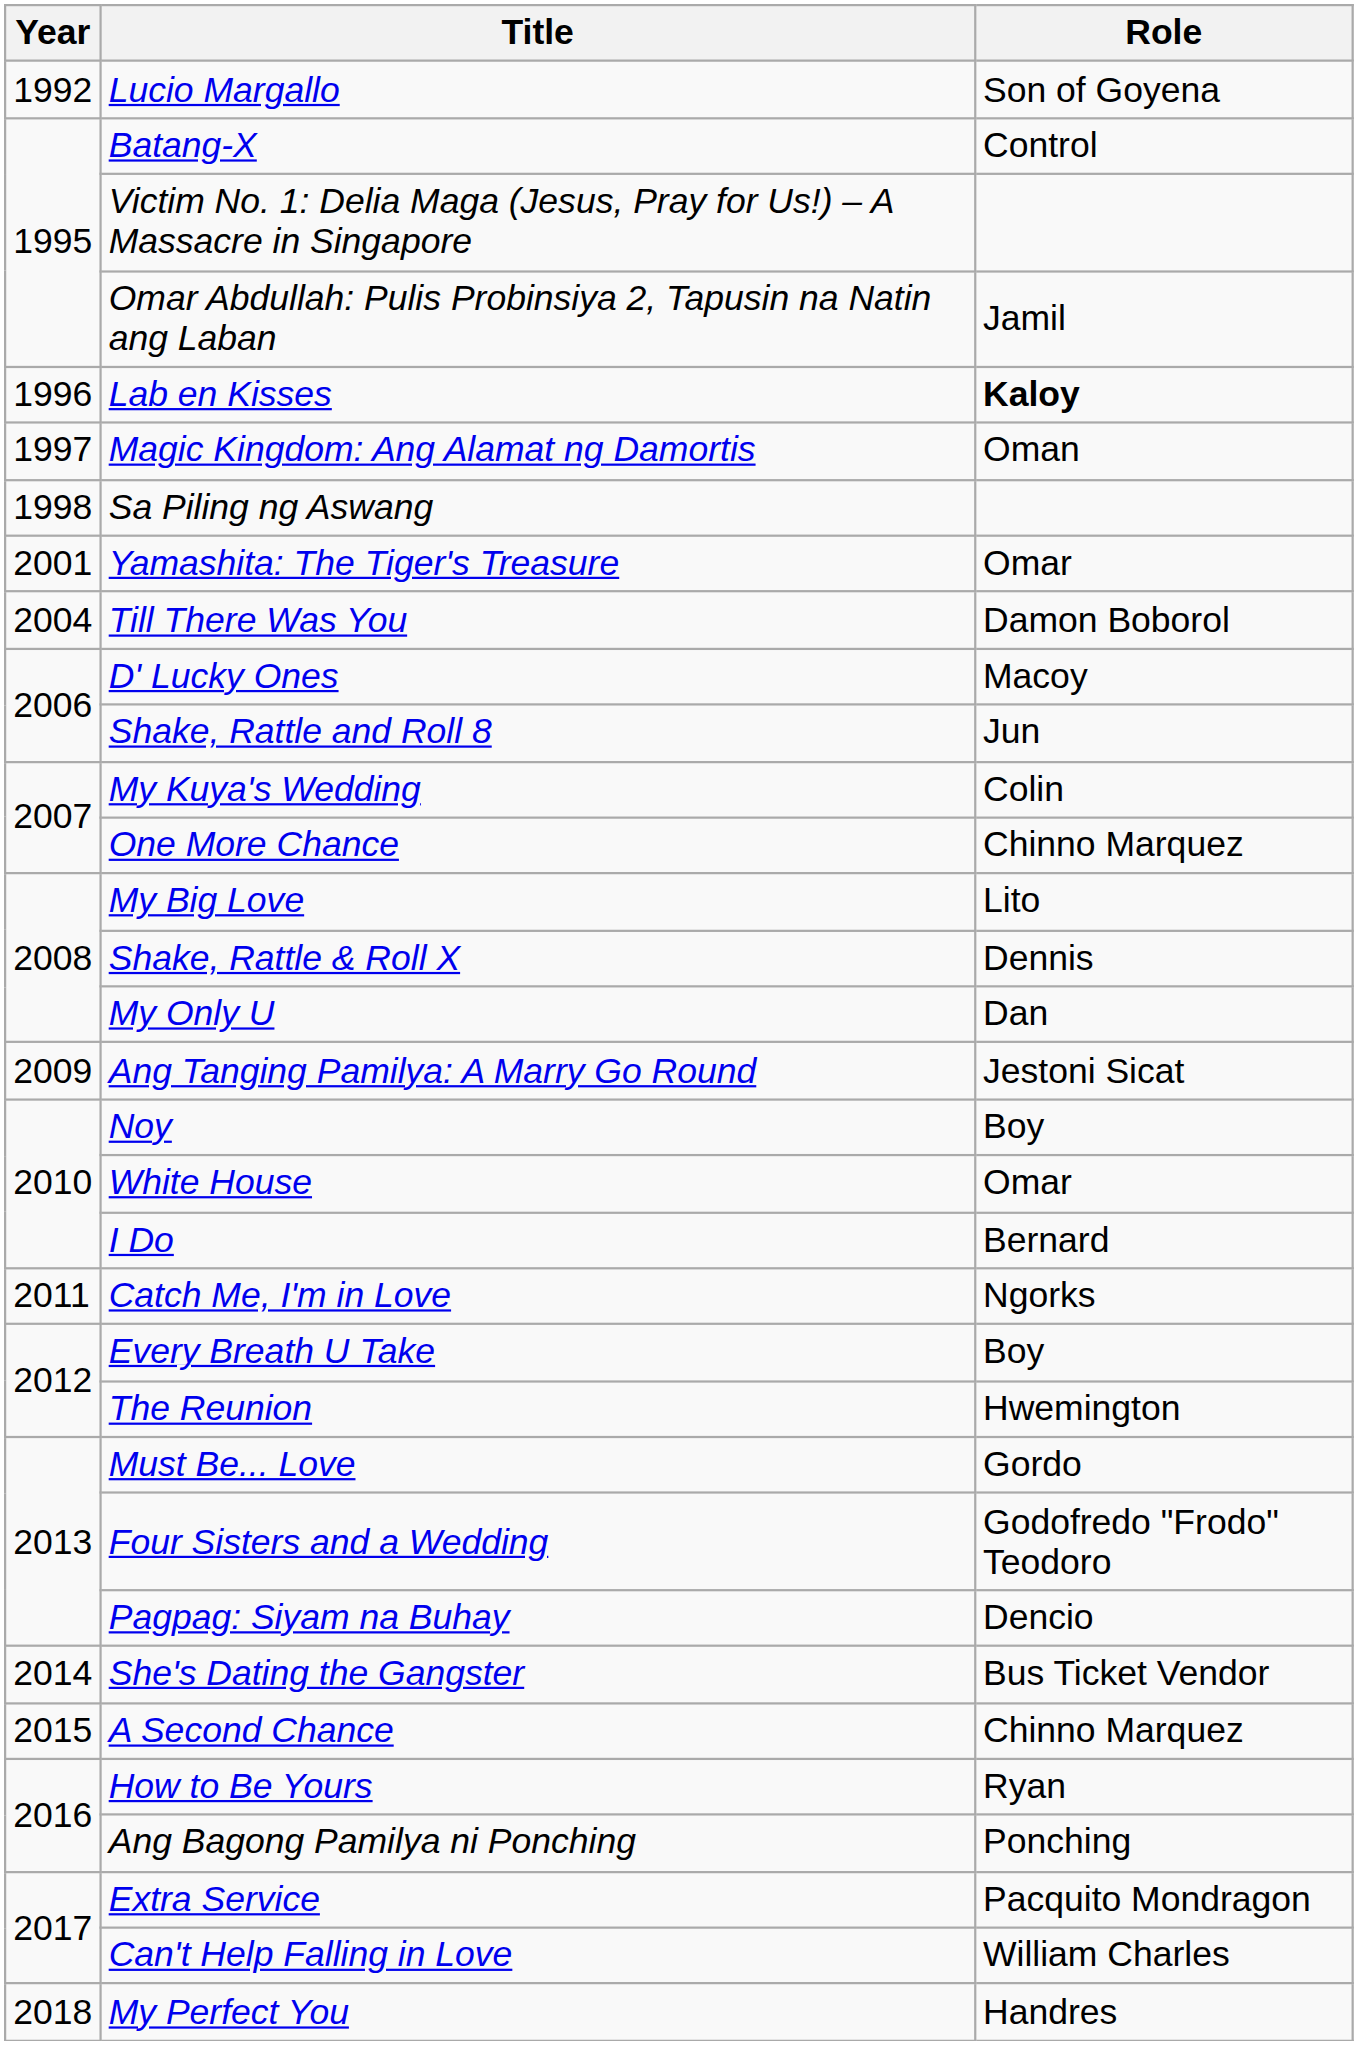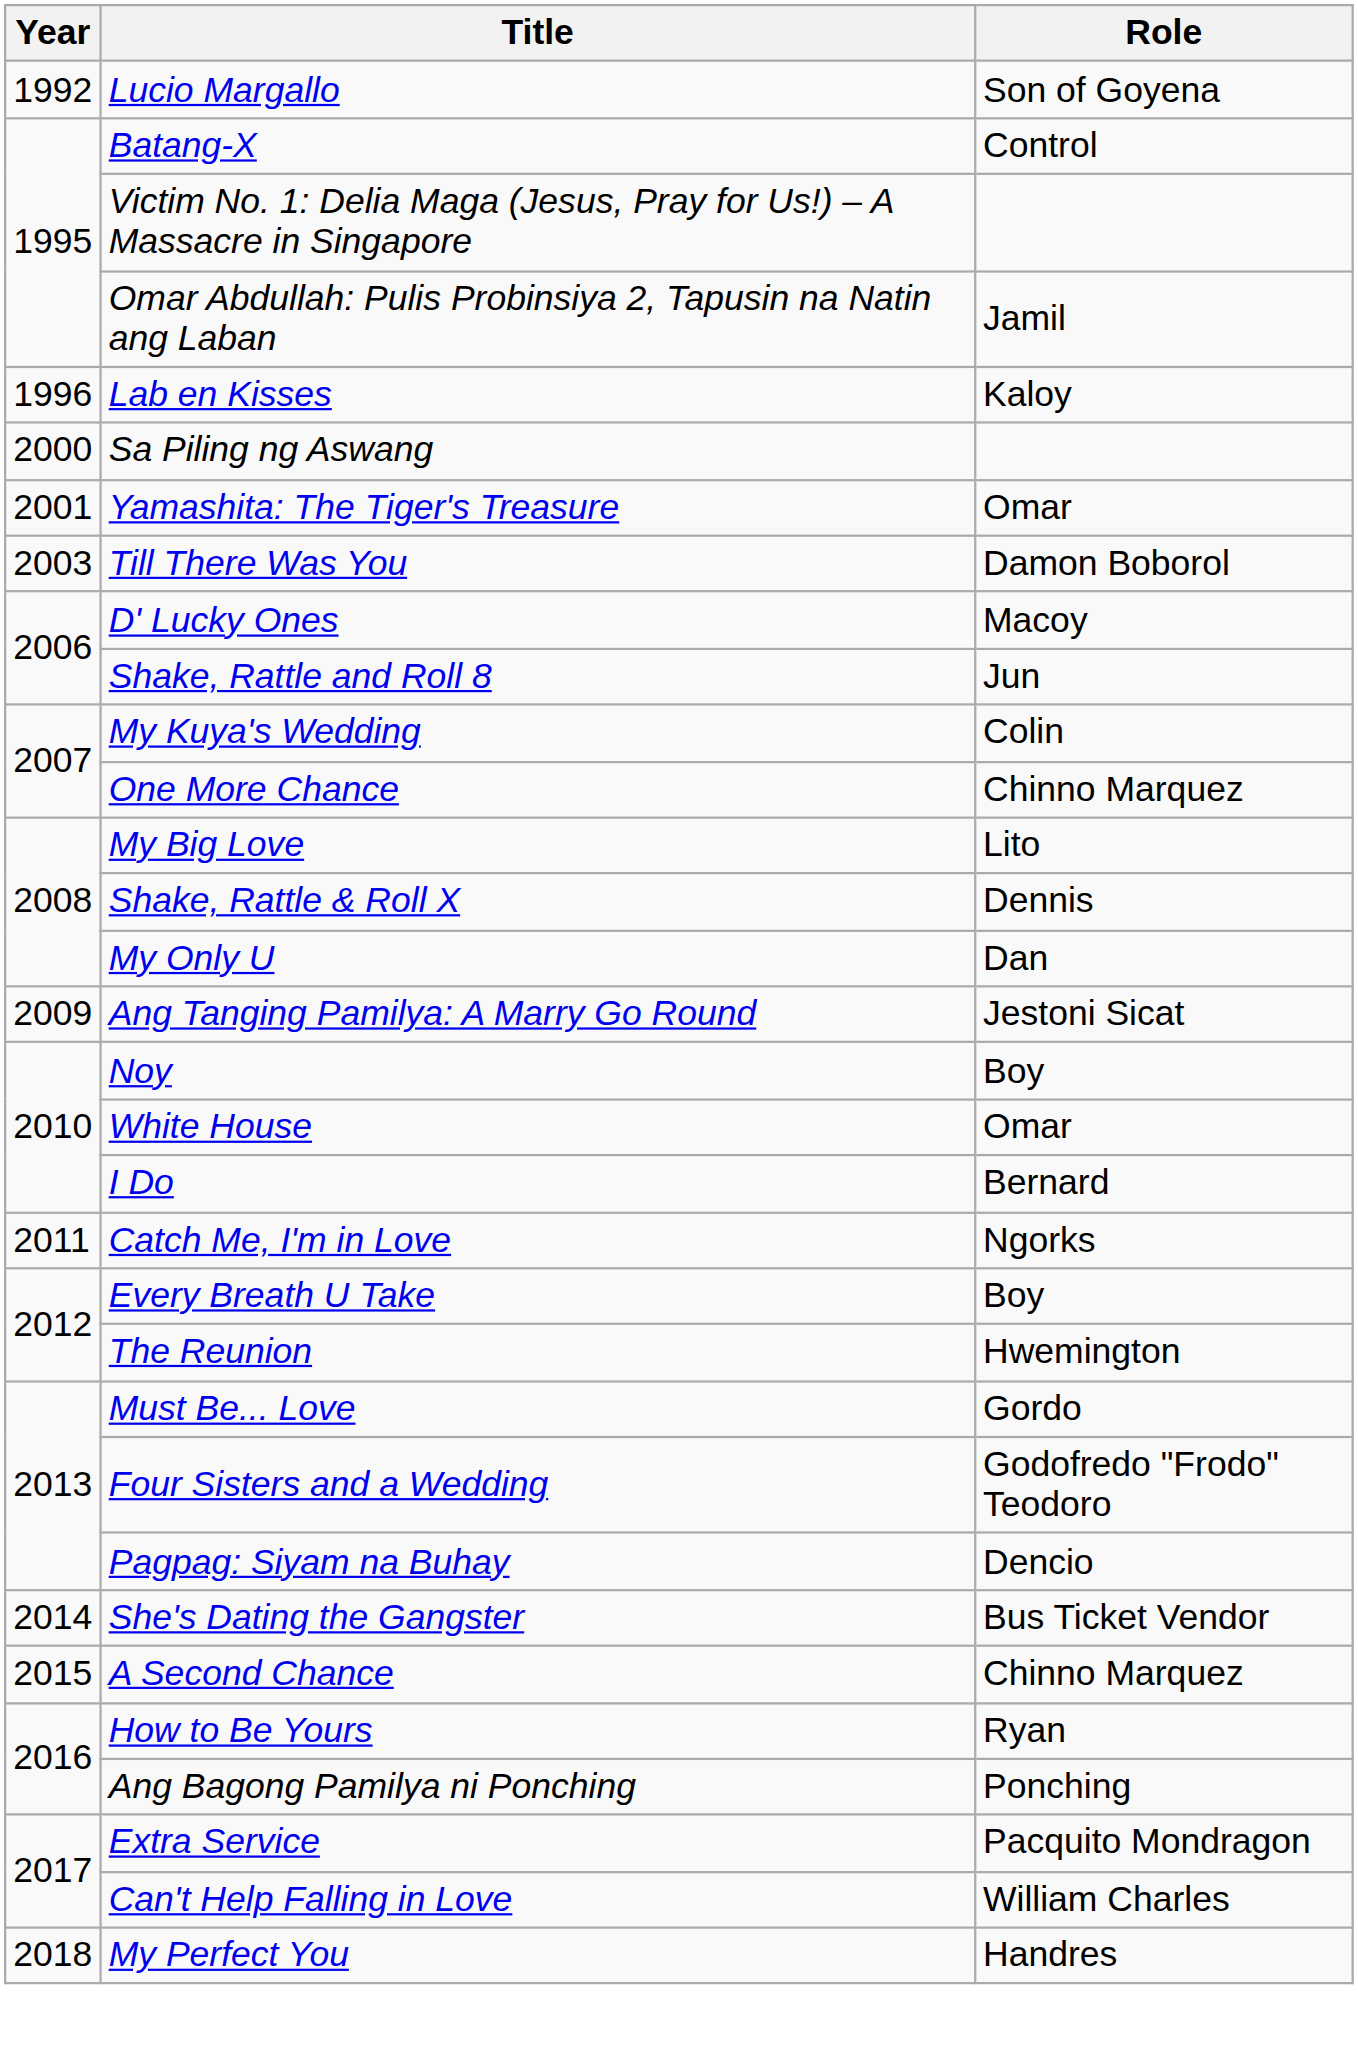(1031, 394) bold -> (1027, 394) normal
- row: (432, 450)
(53, 506) 1998 -> (53, 450) 2000
(53, 619) 2004 -> (53, 563) 2003
